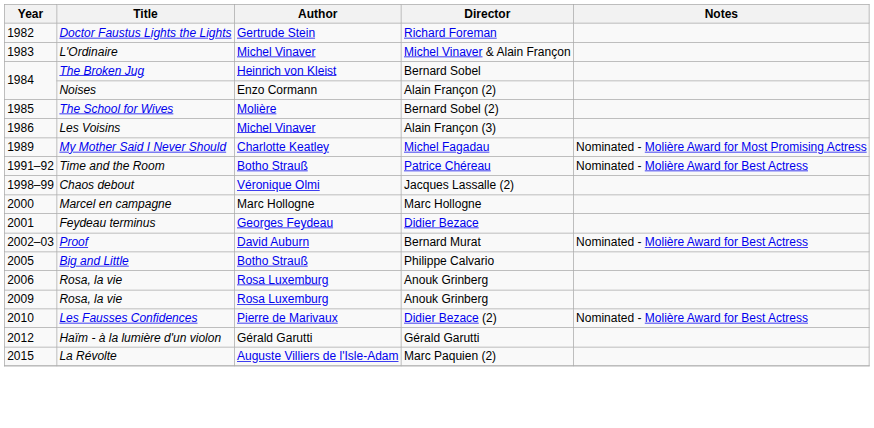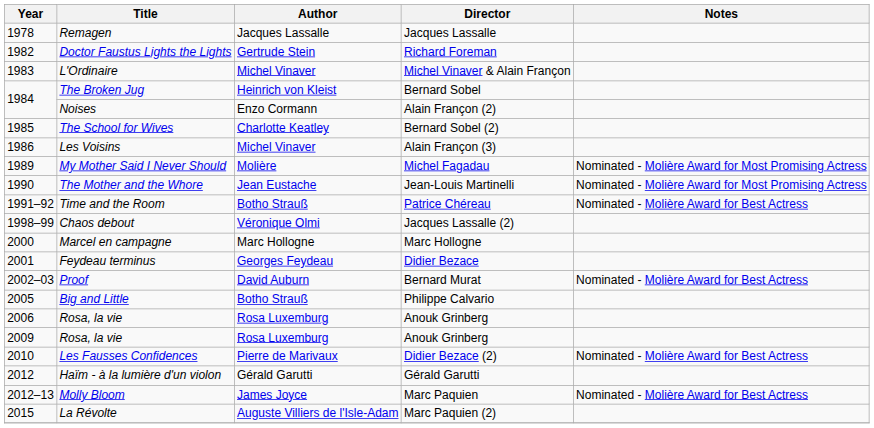+ row: (20, 33)
(257, 109) Molière -> (283, 128) Charlotte Keatley
(283, 147) Charlotte Keatley -> (257, 166) Molière
+ row: (20, 185)
+ row: (31, 394)
